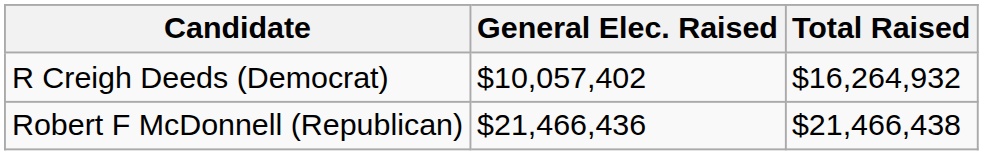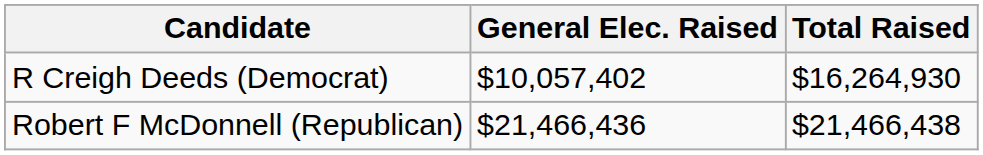(876, 76) $16,264,932 -> (876, 76) $16,264,930
